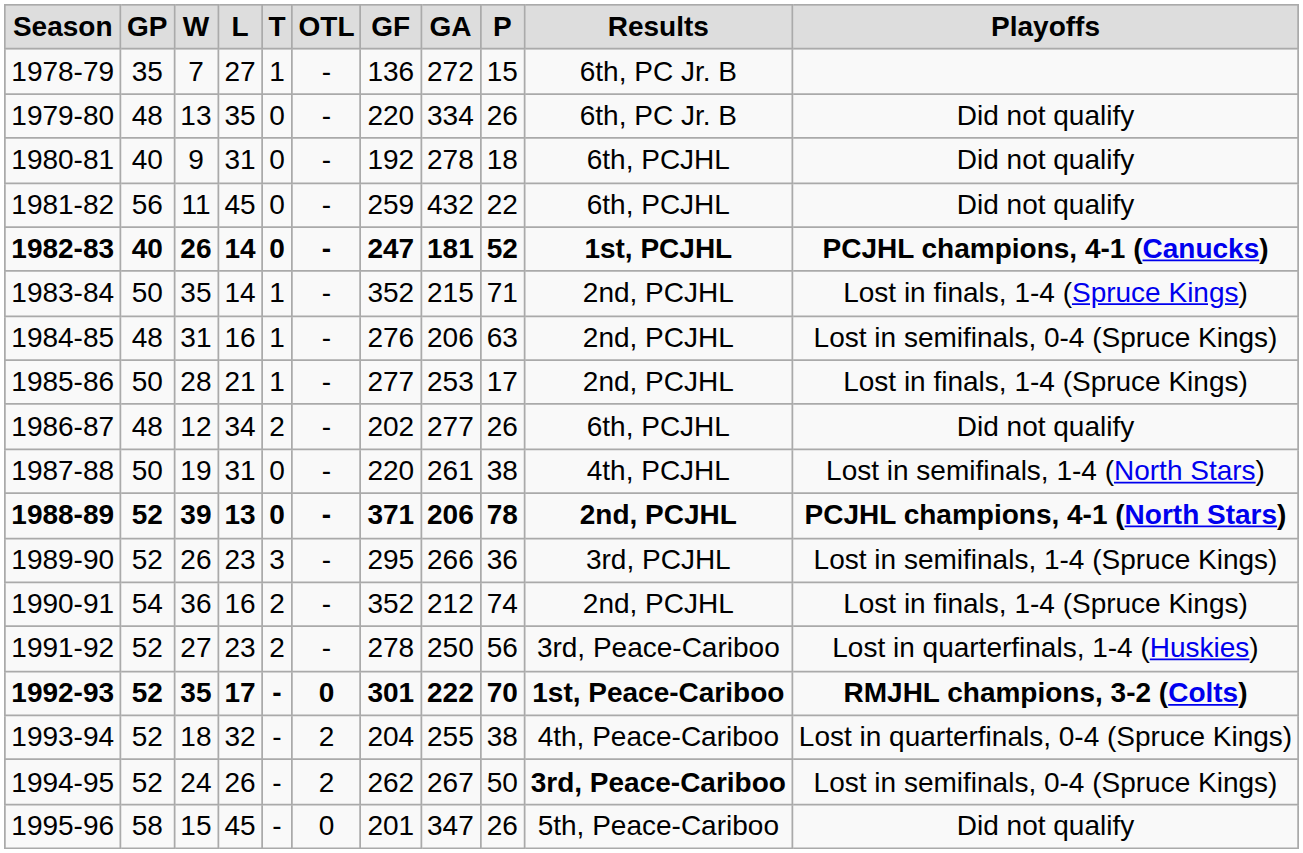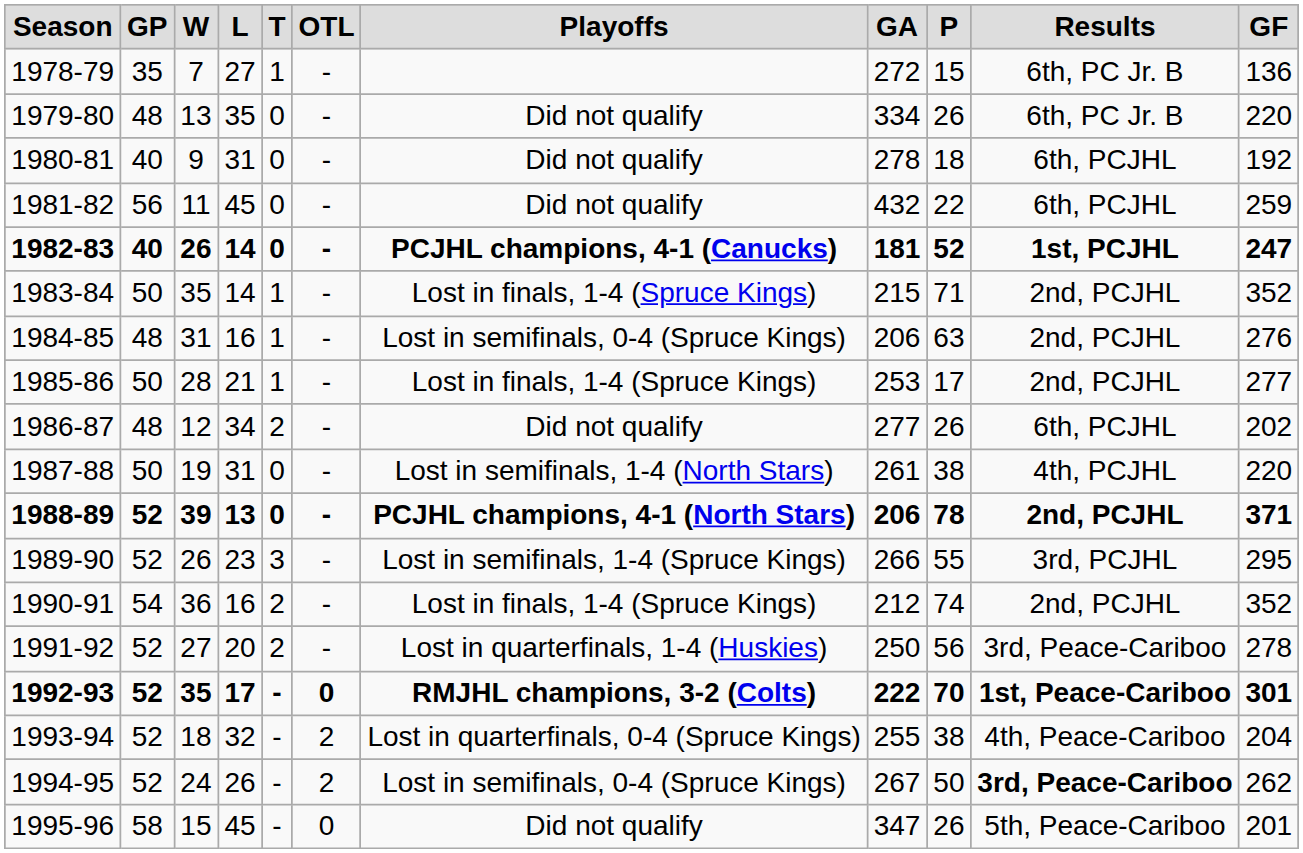columns swapped: (391, 26) <-> (1045, 26)
(502, 559) 36 -> (949, 559) 55
(240, 648) 23 -> (240, 648) 20
